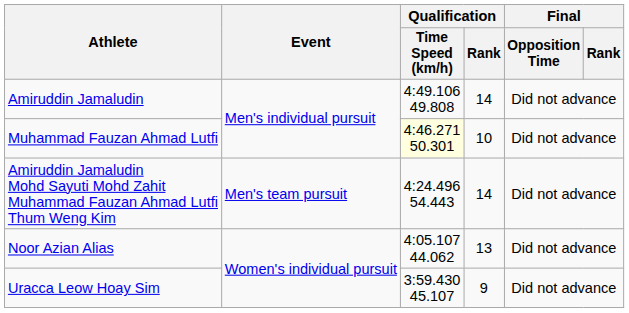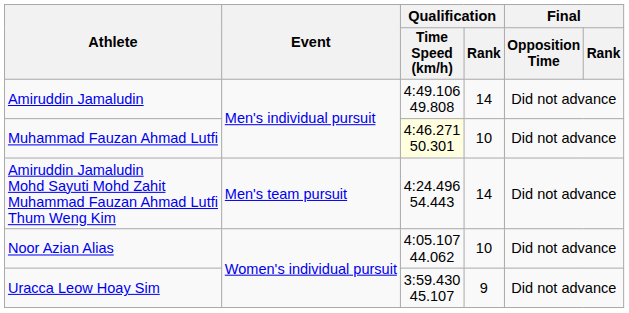(484, 249) 13 -> (484, 249) 10
